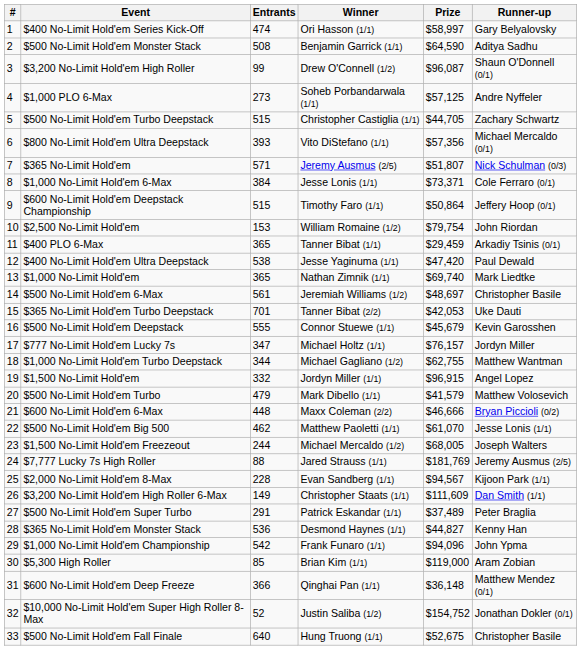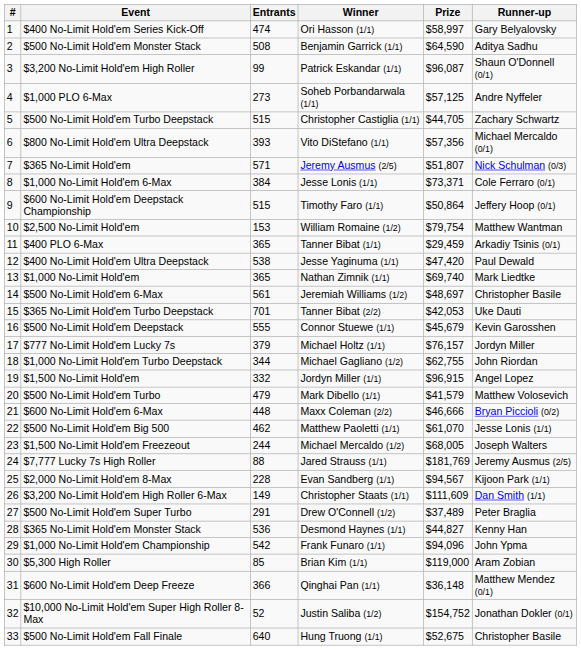(348, 69) Drew O'Connell (1/2) -> (351, 69) Patrick Eskandar (1/1)
(506, 227) John Riordan -> (519, 227) Matthew Wantman
(262, 345) 347 -> (262, 345) 379
(519, 361) Matthew Wantman -> (506, 361) John Riordan
(351, 512) Patrick Eskandar (1/1) -> (348, 512) Drew O'Connell (1/2)
